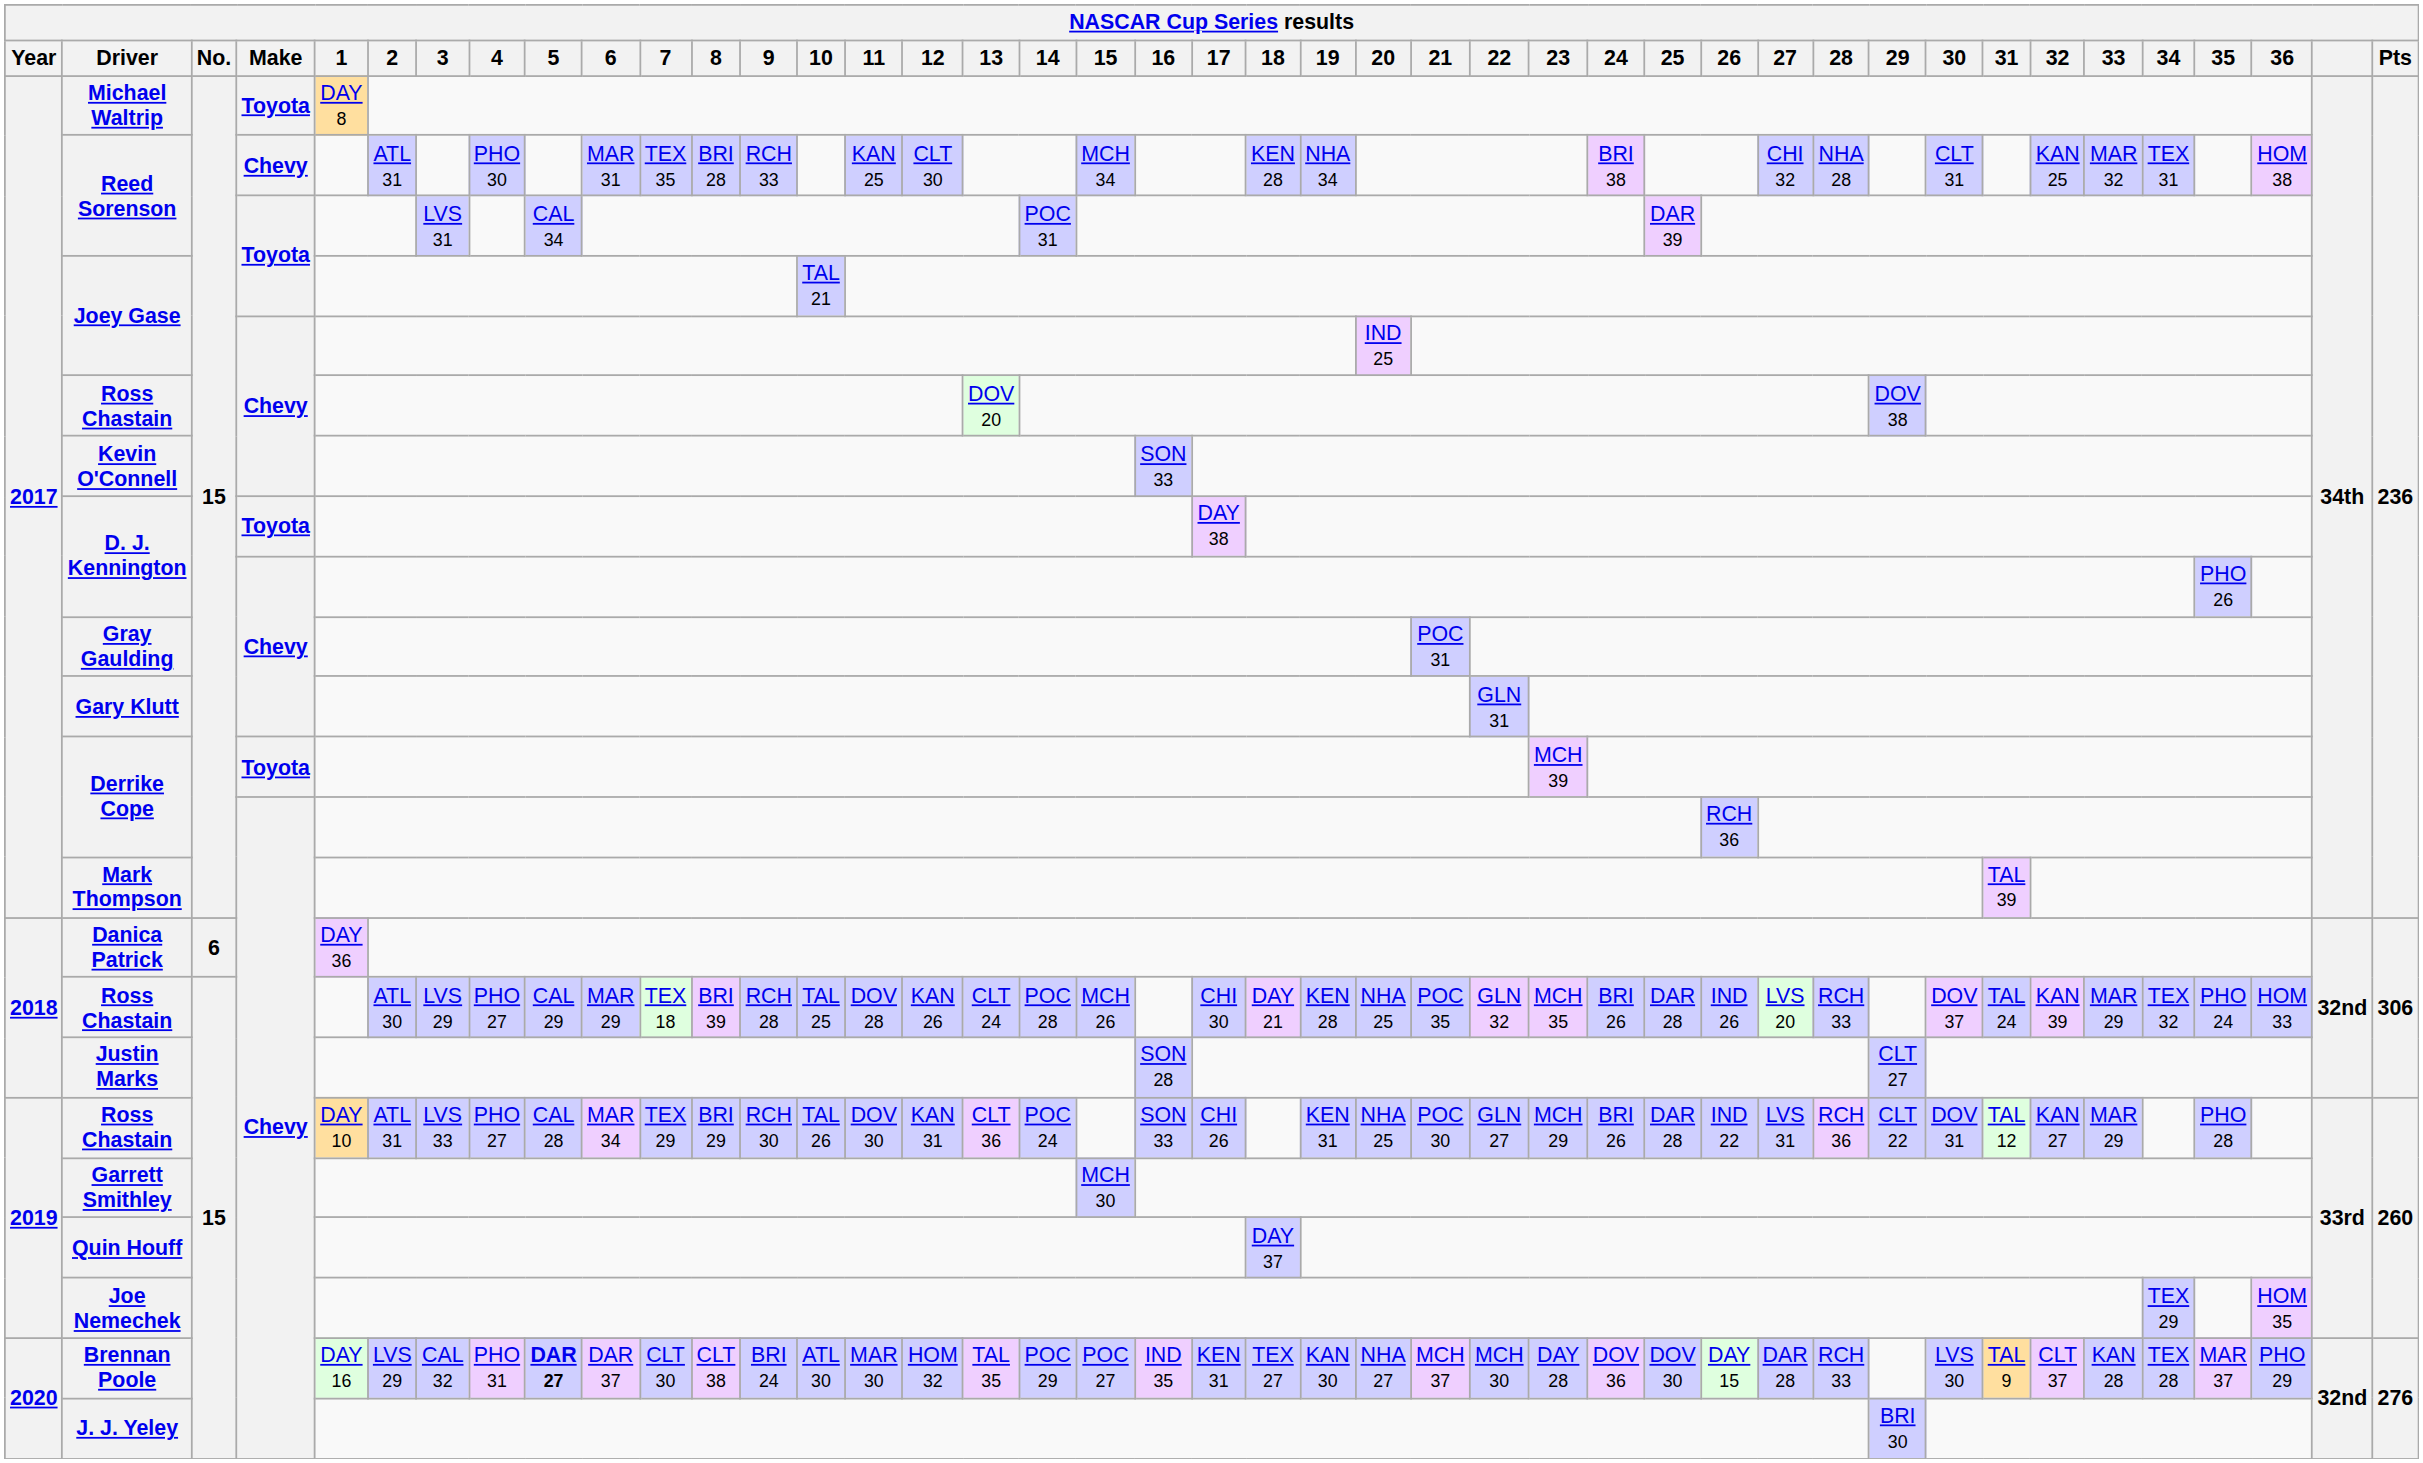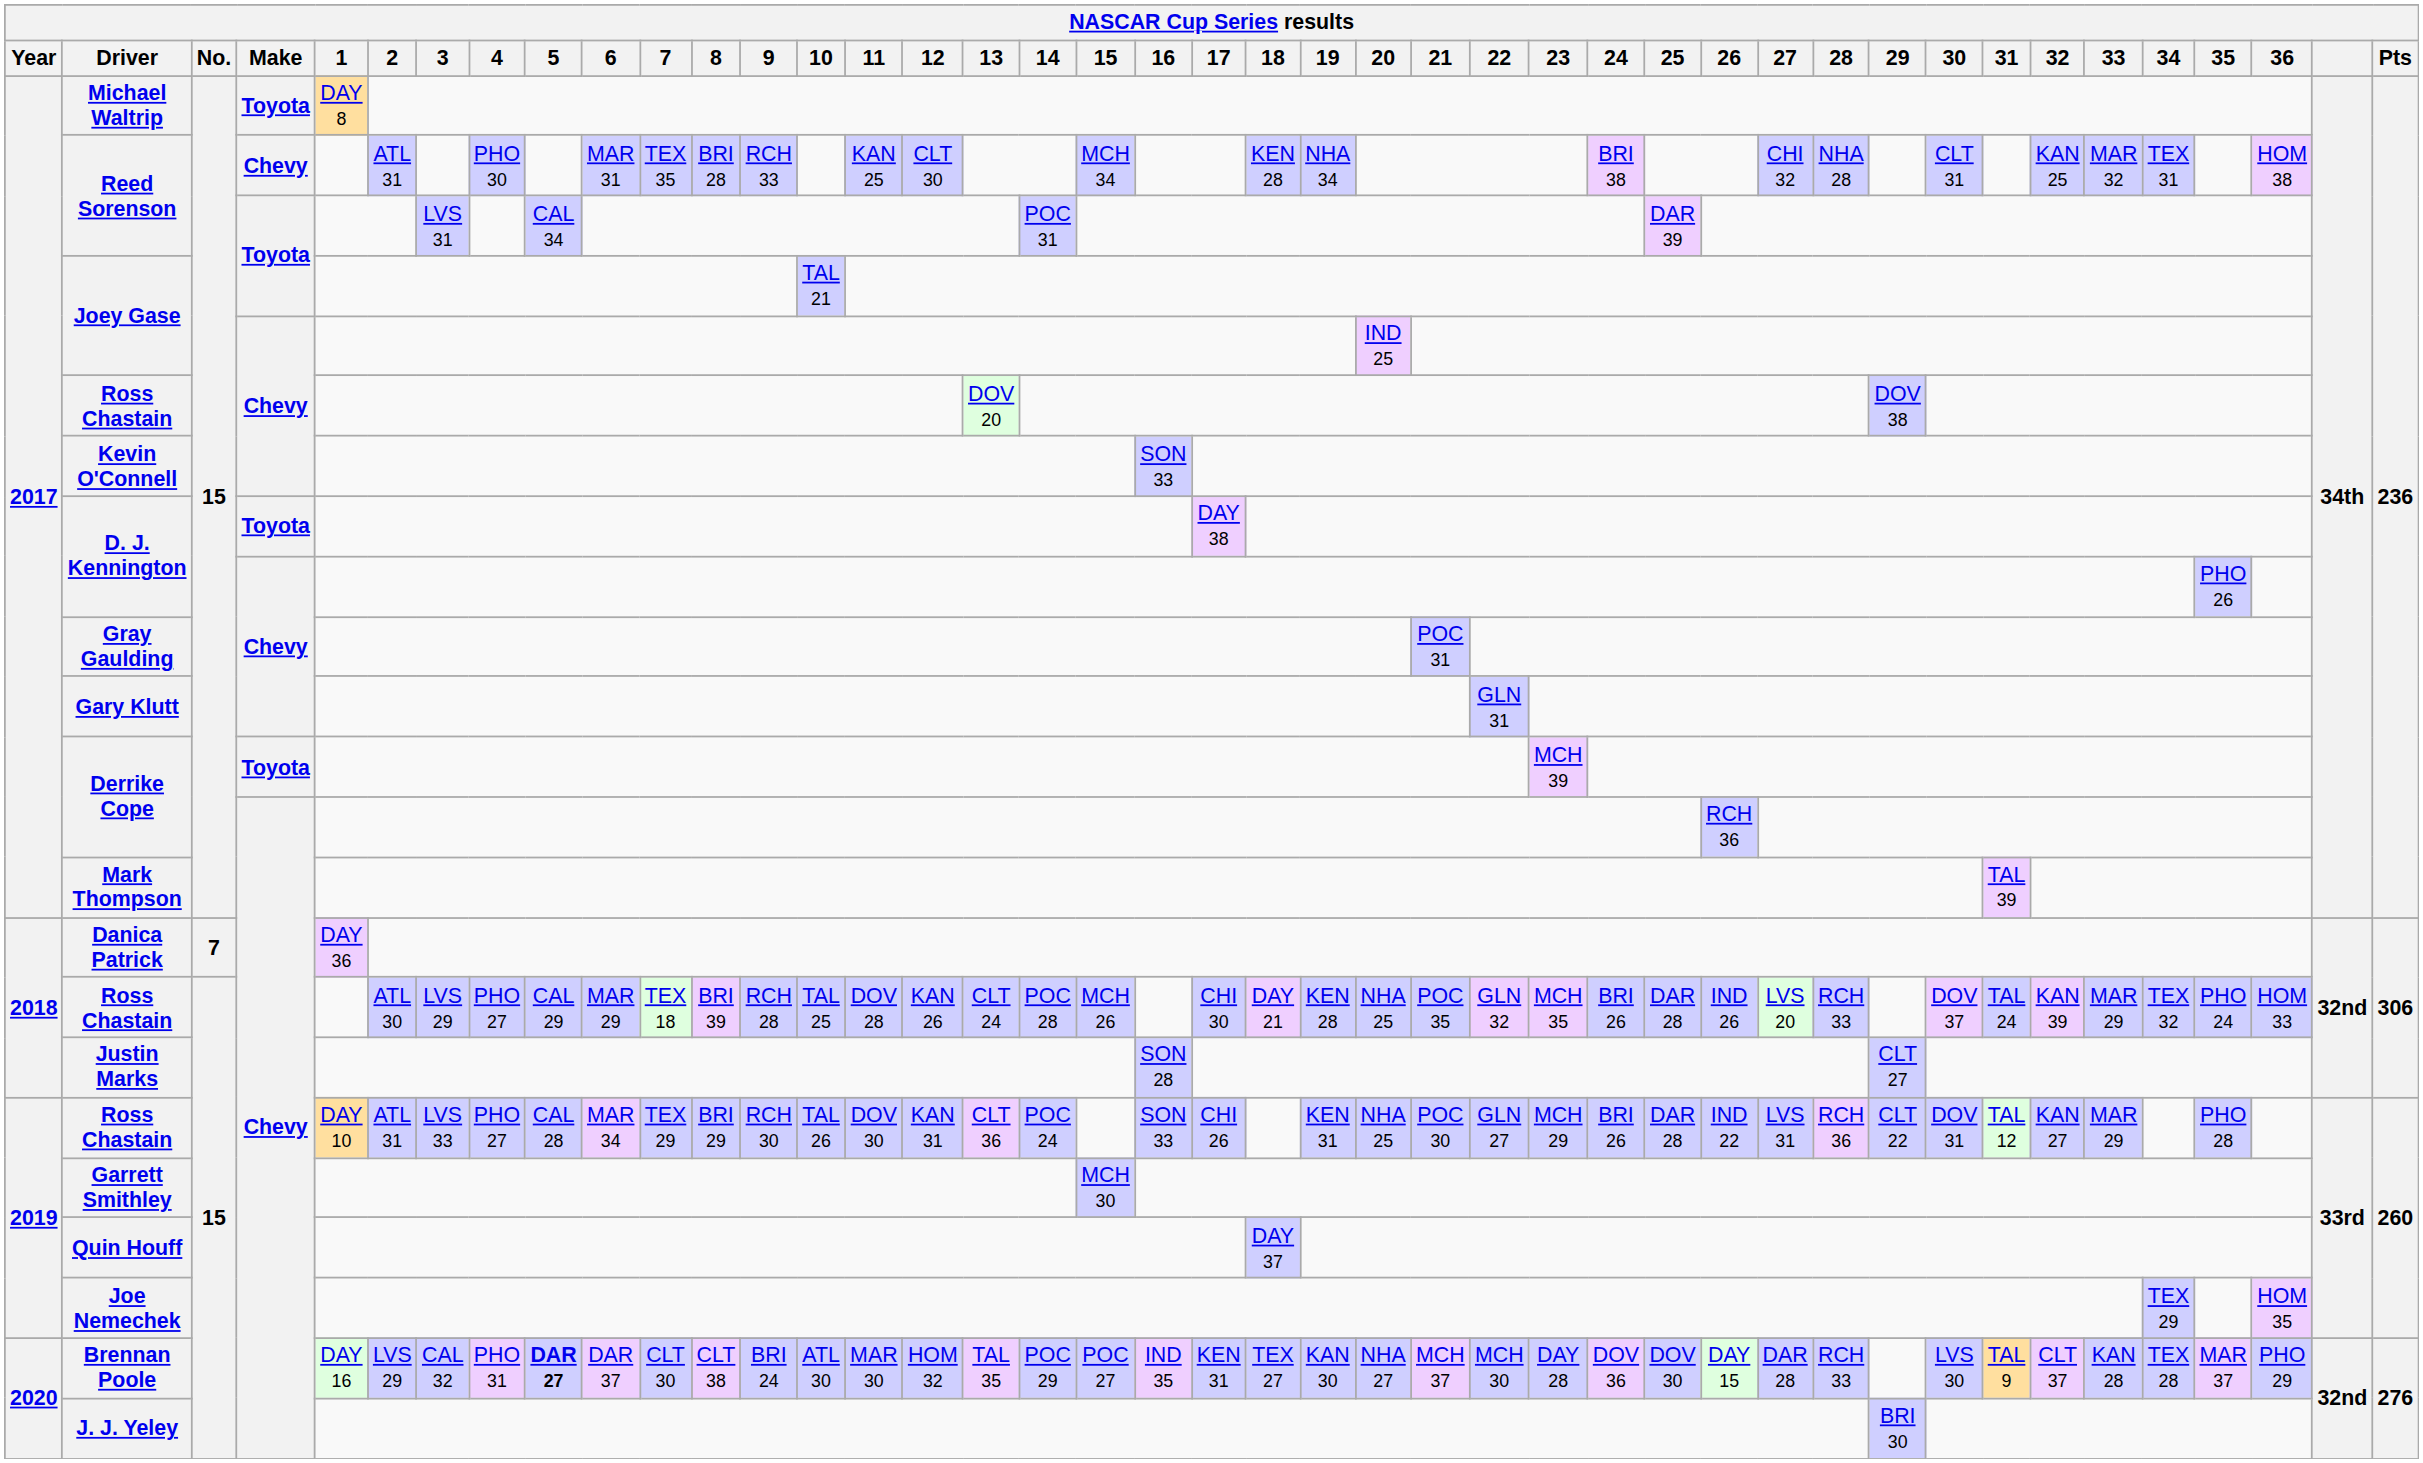(214, 947) 6 -> (214, 947) 7
